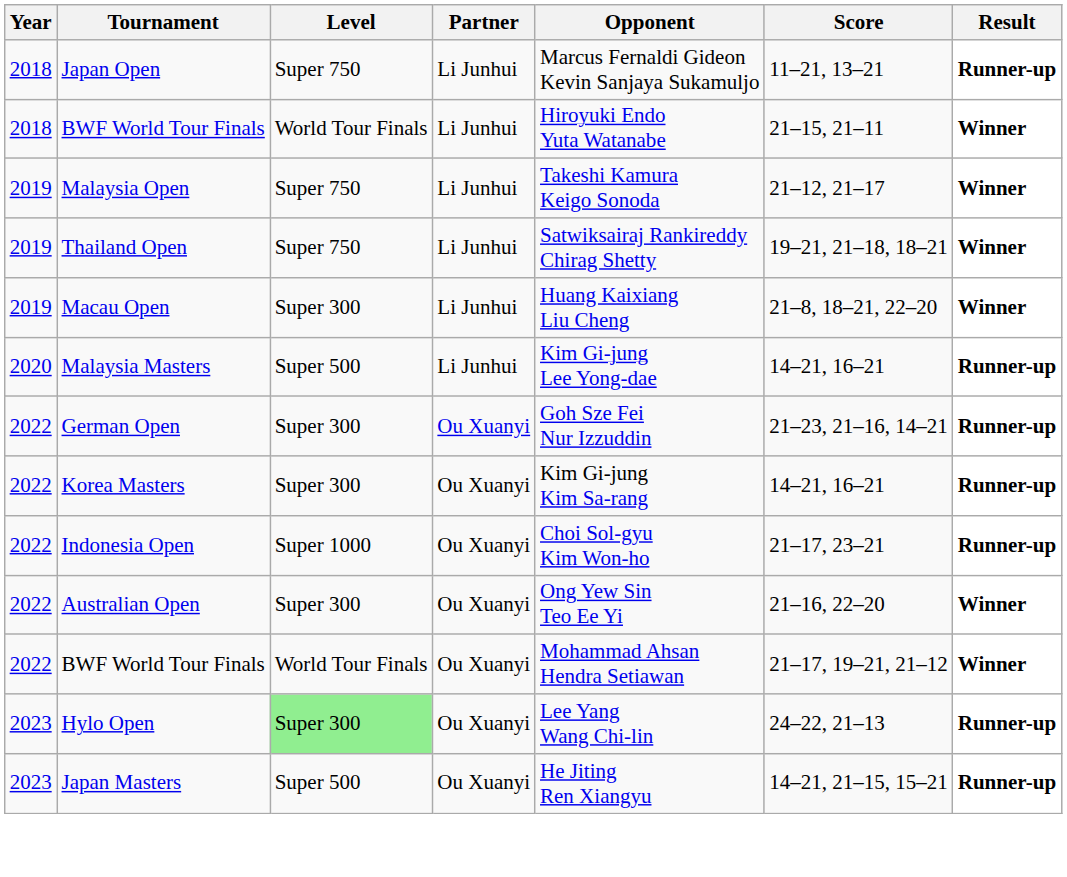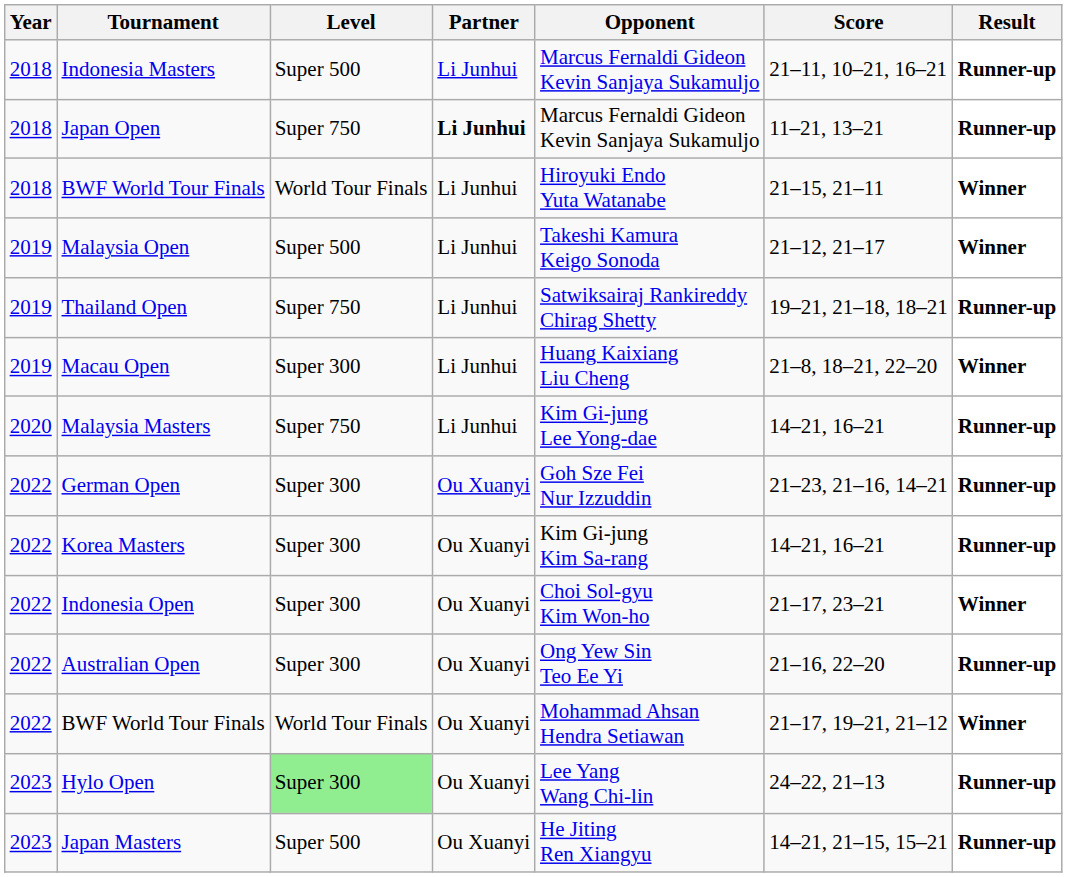+ row: (31, 69)
(477, 69) normal -> (481, 128) bold
(318, 188) Super 750 -> (318, 247) Super 500
(992, 247) Winner -> (1007, 307) Runner-up
(318, 366) Super 500 -> (318, 426) Super 750
(323, 545) Super 1000 -> (318, 604) Super 300
(1007, 545) Runner-up -> (992, 604) Winner
(992, 604) Winner -> (1007, 664) Runner-up
